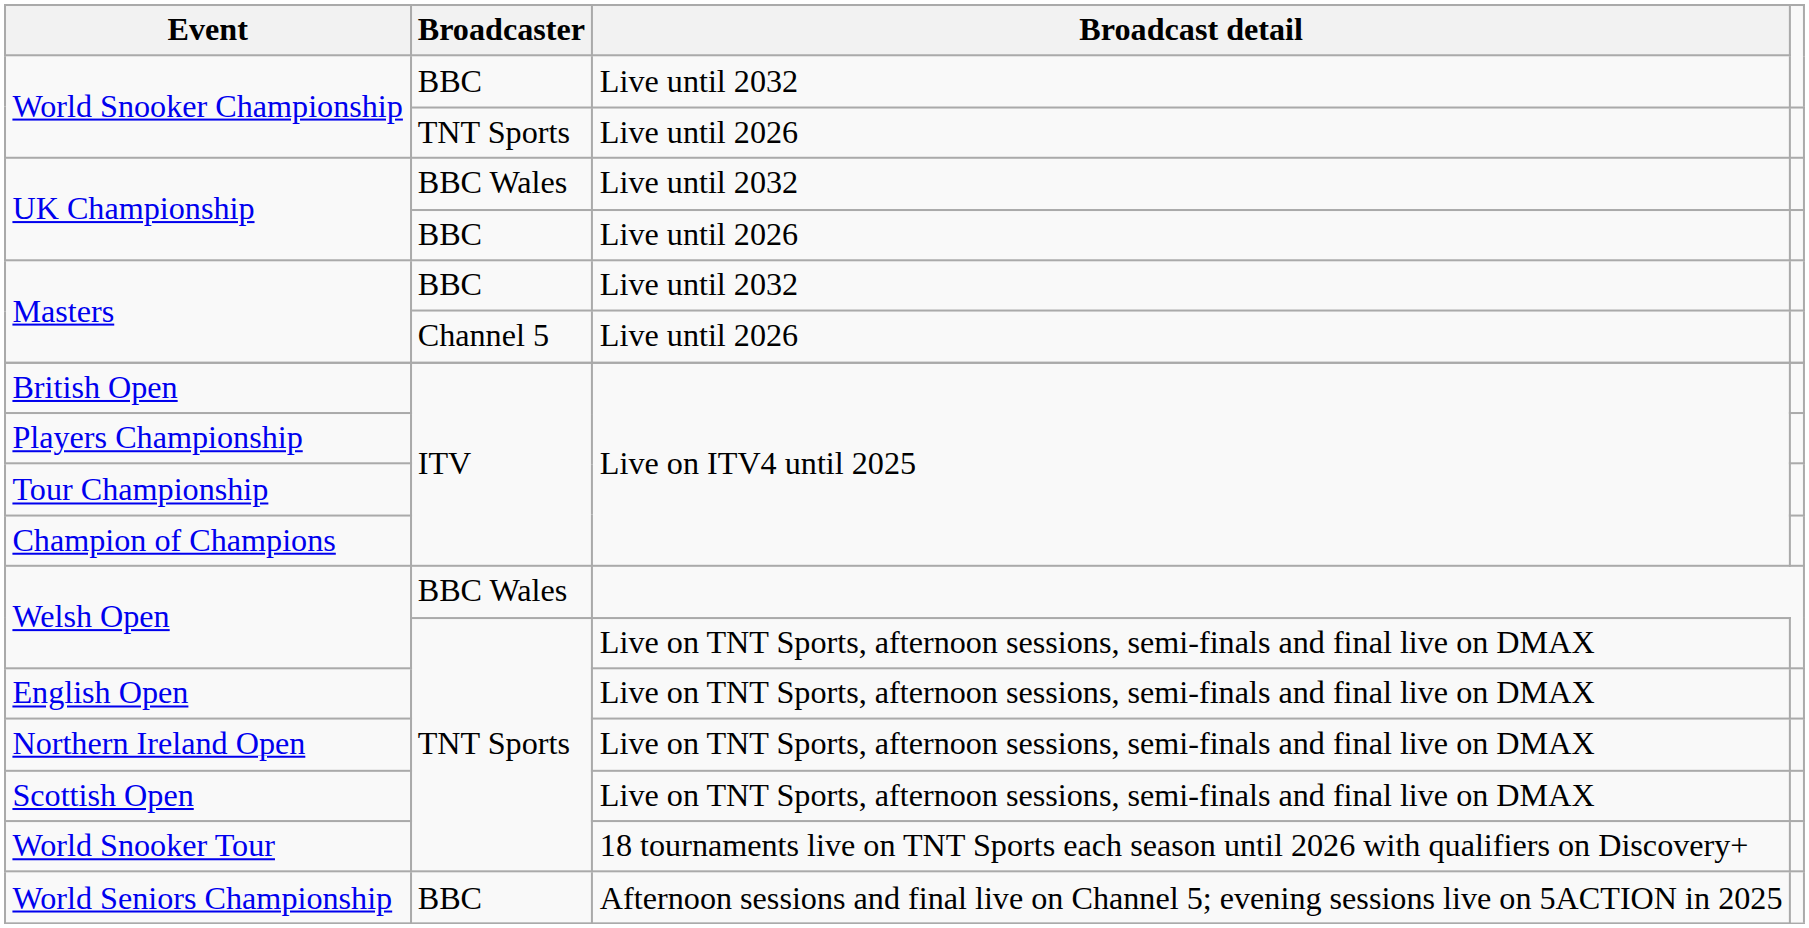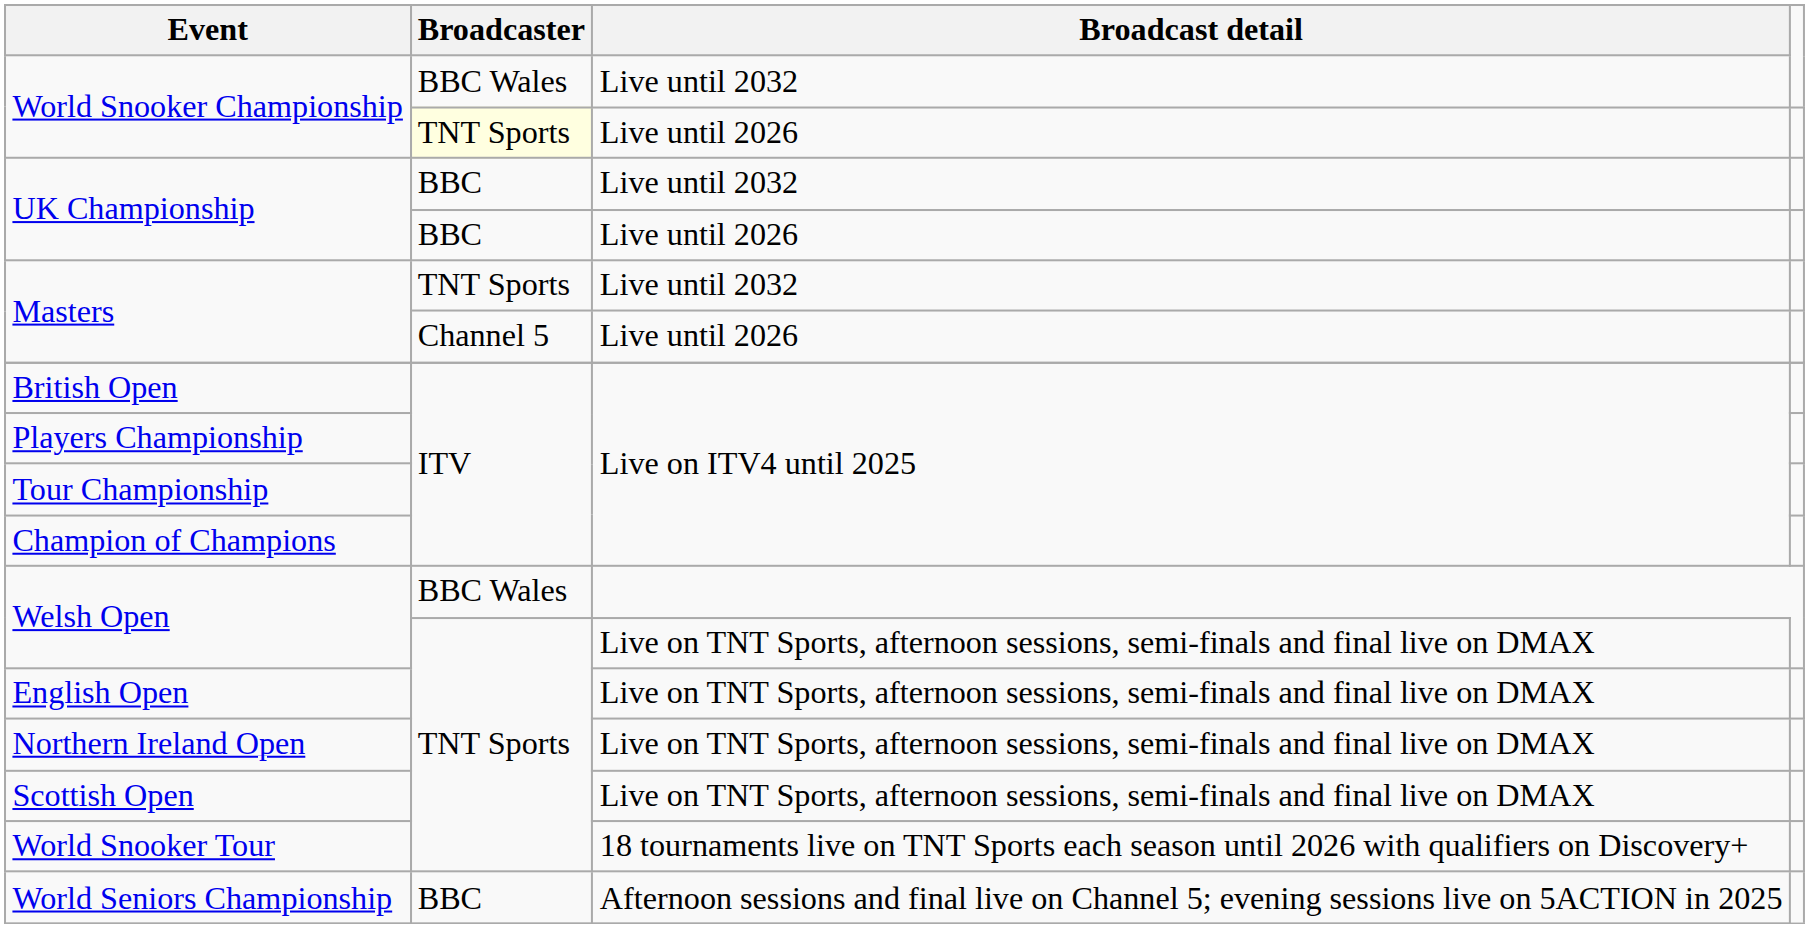(450, 81) BBC -> (493, 81) BBC Wales
(494, 132) no background -> (494, 132) lightyellow background
(493, 183) BBC Wales -> (450, 183) BBC
(450, 285) BBC -> (494, 285) TNT Sports
